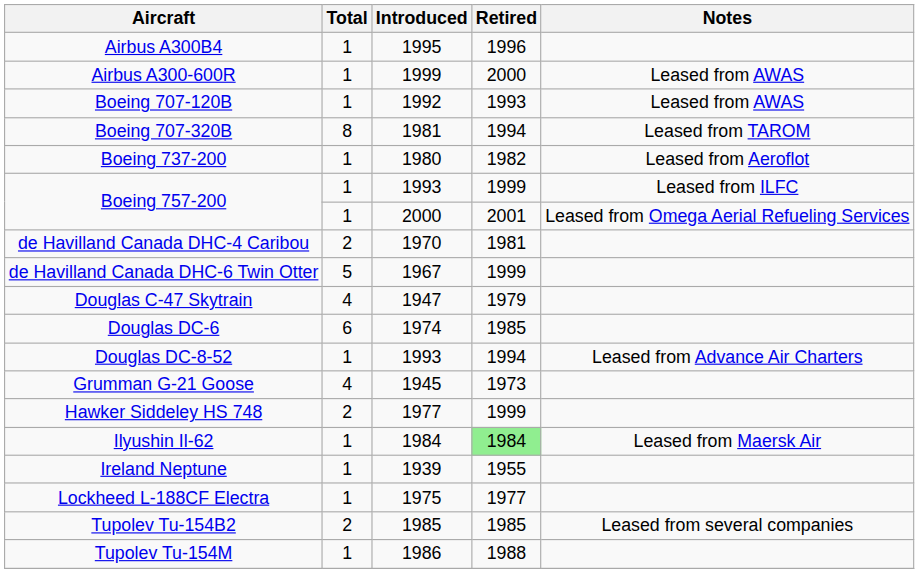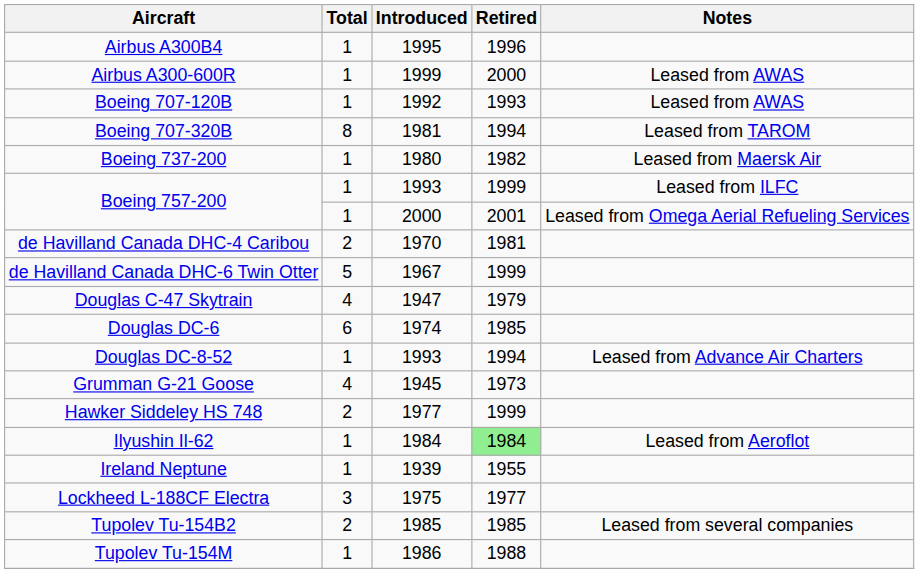(727, 159) Leased from Aeroflot -> (727, 159) Leased from Maersk Air
(727, 441) Leased from Maersk Air -> (727, 441) Leased from Aeroflot
(347, 497) 1 -> (347, 497) 3
